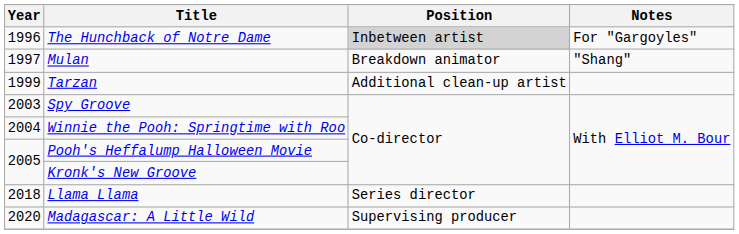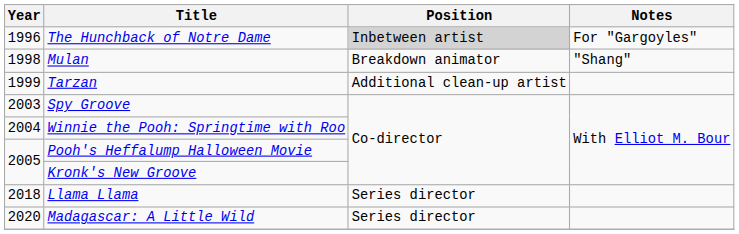(24, 61) 1997 -> (24, 61) 1998
(434, 218) Supervising producer -> (414, 218) Series director
